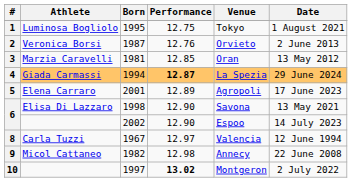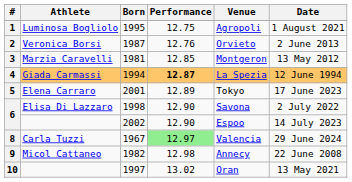(230, 28) Tokyo -> (239, 28) Agropoli
(227, 59) Oran -> (242, 59) Montgeron
(308, 75) 29 June 2024 -> (308, 75) 12 June 1994
(239, 91) Agropoli -> (230, 91) Tokyo
(308, 106) 13 May 2021 -> (308, 106) 2 July 2022
(181, 138) no background -> (181, 138) lightgreen background
(308, 138) 12 June 1994 -> (308, 138) 29 June 2024
(181, 169) bold -> (181, 169) normal
(242, 169) Montgeron -> (227, 169) Oran
(308, 169) 2 July 2022 -> (308, 169) 13 May 2021
